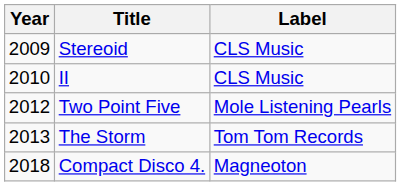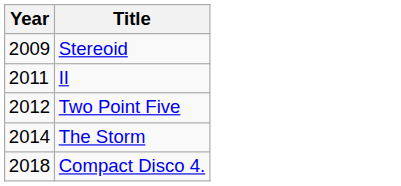- column: (302, 19)
(30, 78) 2010 -> (29, 78) 2011
(30, 136) 2013 -> (30, 136) 2014
